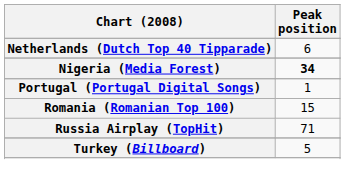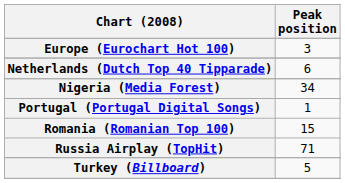+ row: (140, 48)
(307, 68) bold -> (307, 88) normal
